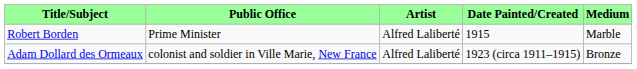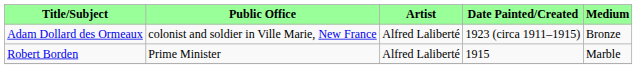rows swapped: (43, 34) <-> (75, 54)
